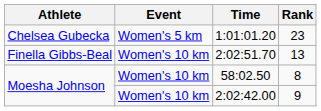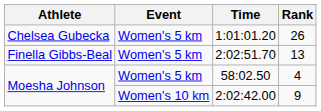(298, 35) 23 -> (298, 35) 26
(164, 55) Women's 10 km -> (160, 55) Women's 5 km
(164, 76) Women's 10 km -> (160, 76) Women's 5 km
(298, 76) 8 -> (298, 76) 4
